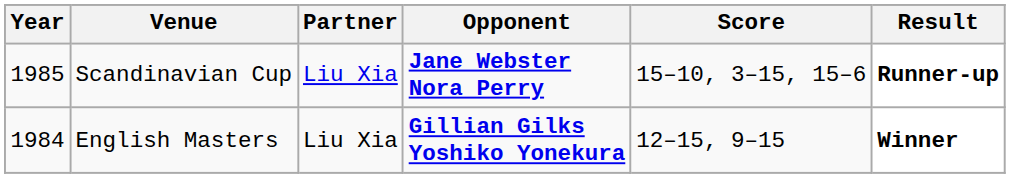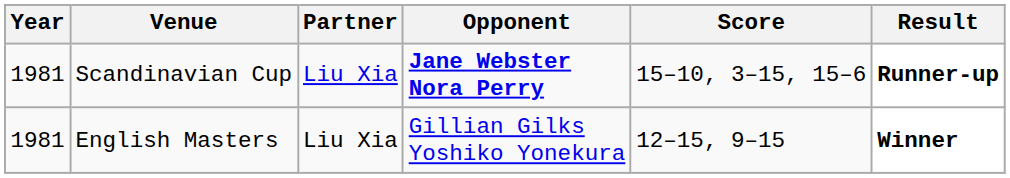(38, 75) 1985 -> (38, 75) 1981
(38, 140) 1984 -> (38, 140) 1981
(517, 140) bold -> (517, 140) normal
